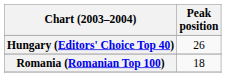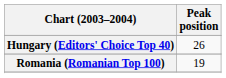(199, 63) 18 -> (199, 63) 19
